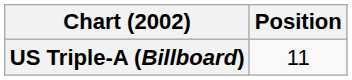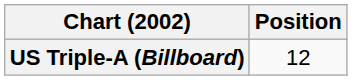(298, 57) 11 -> (298, 57) 12
